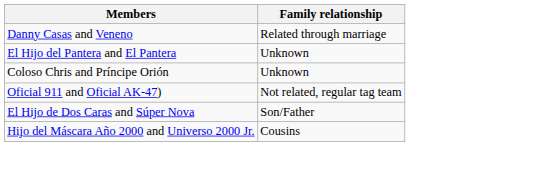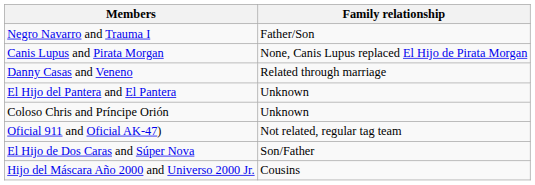+ row: (79, 33)
+ row: (85, 53)
